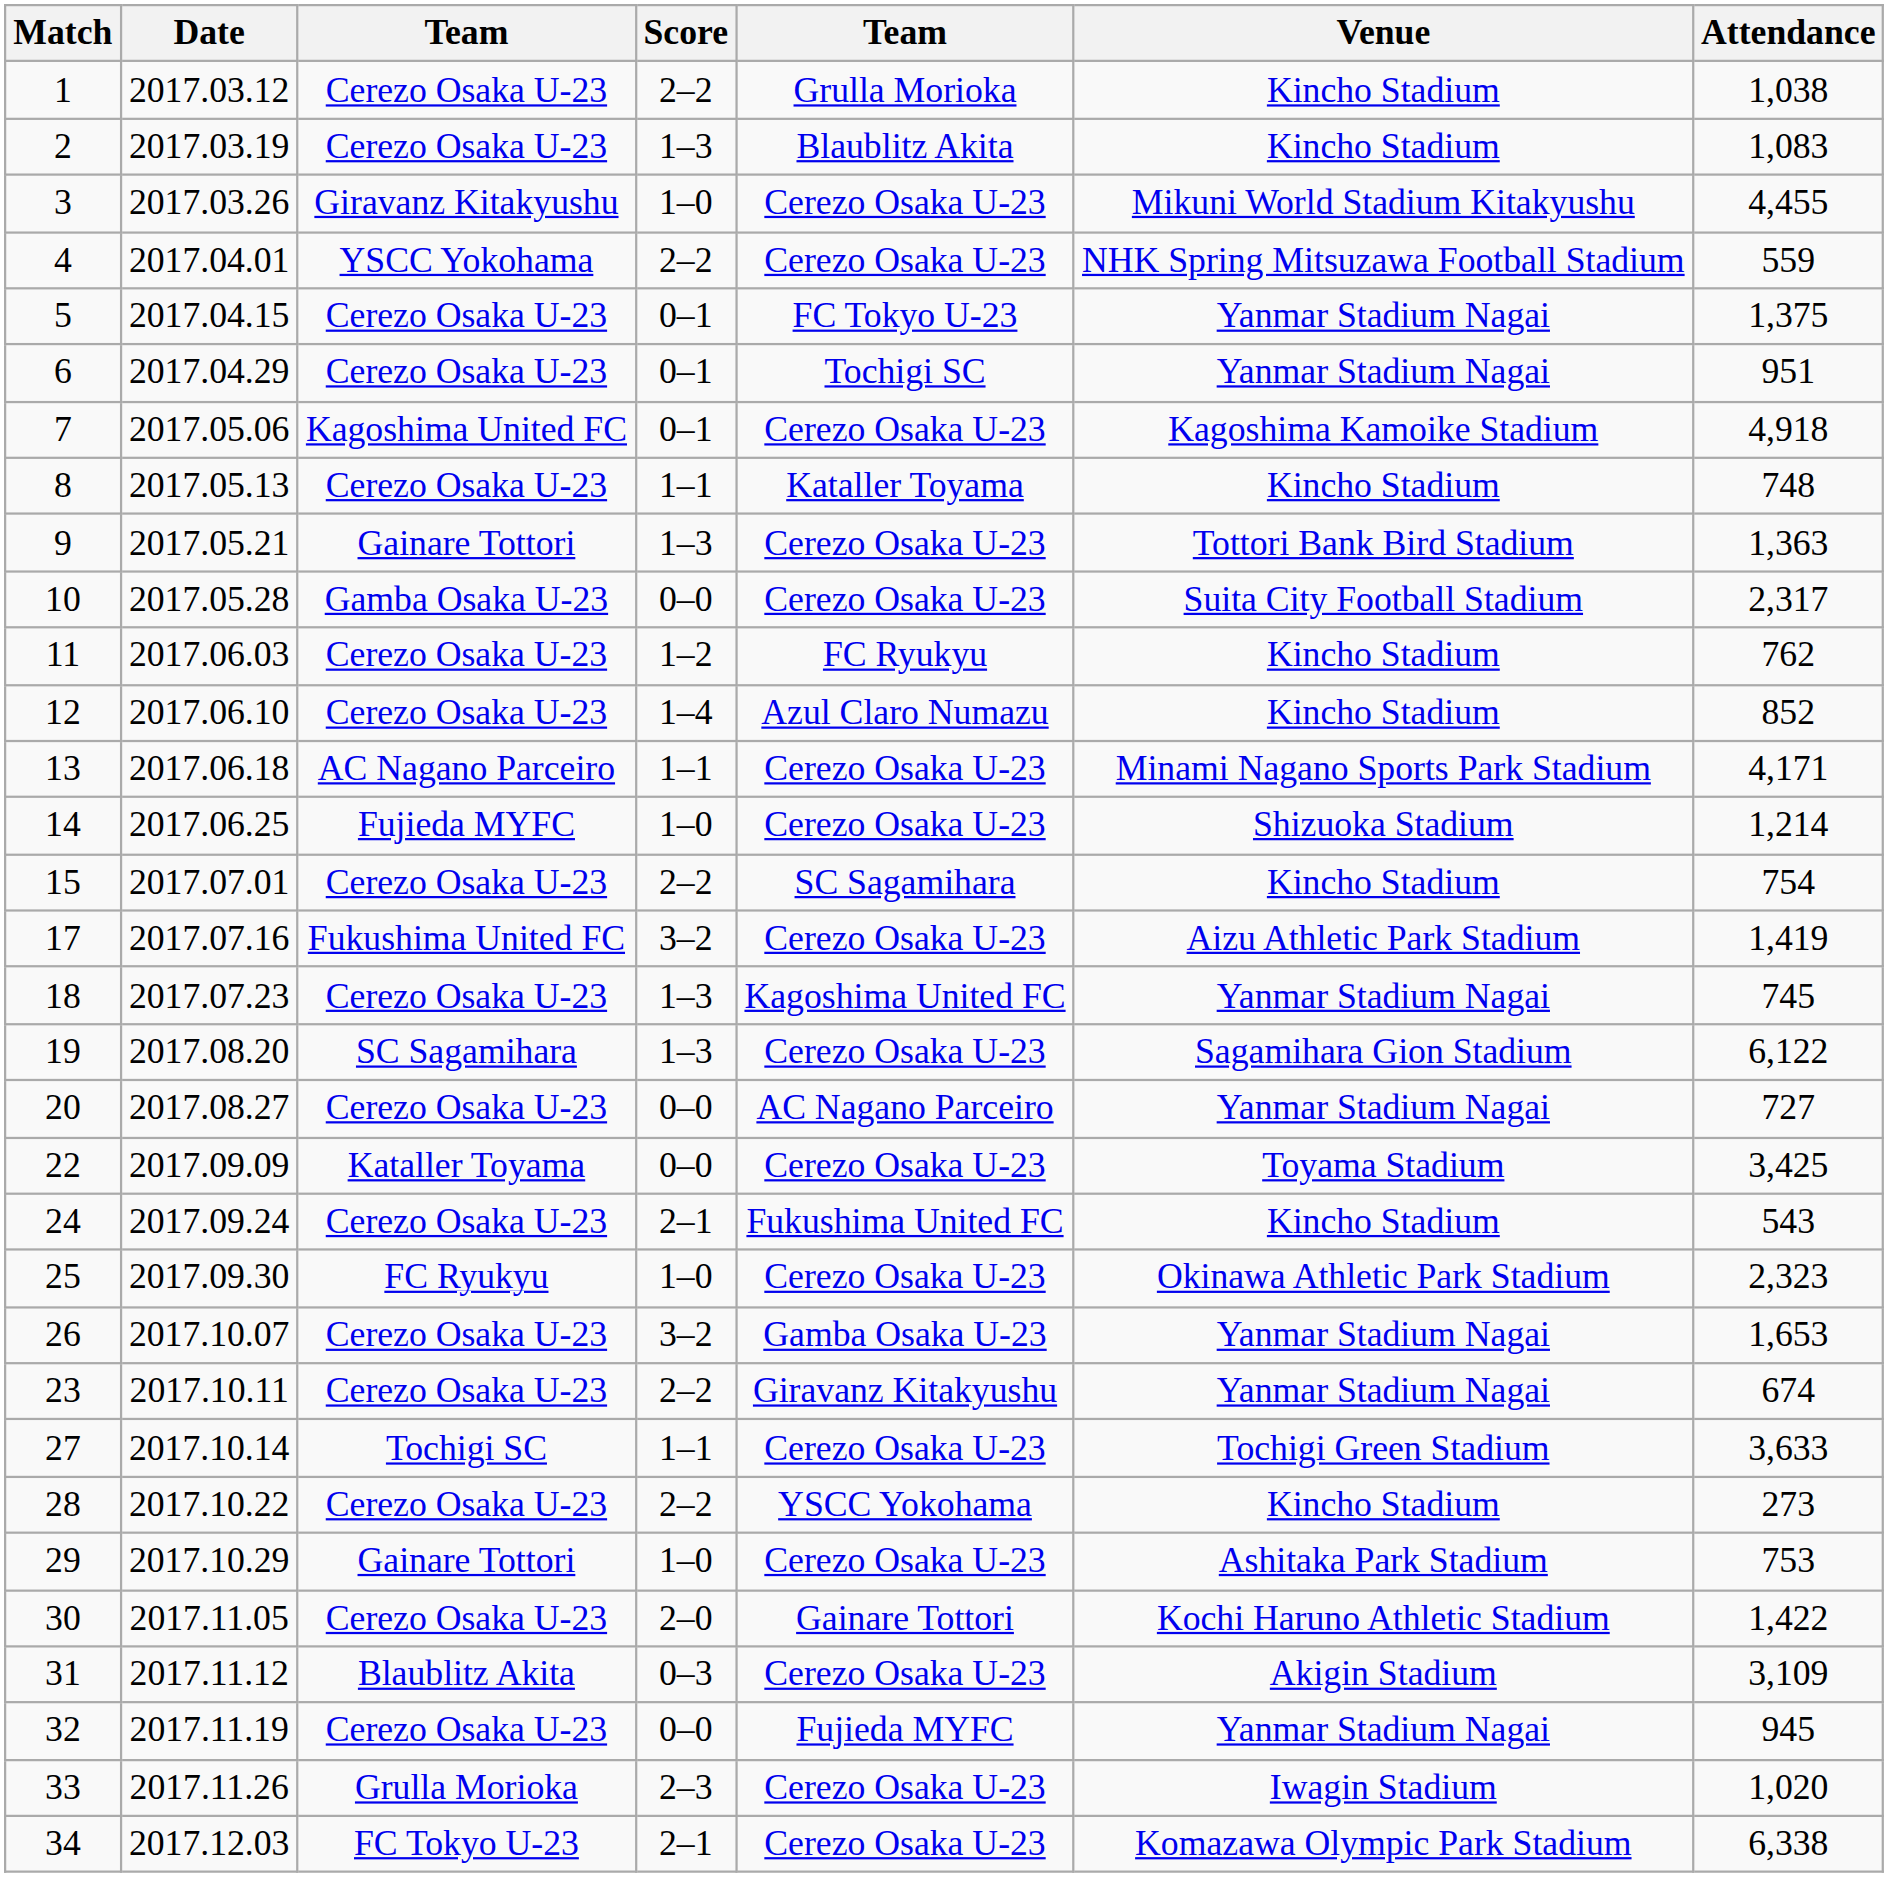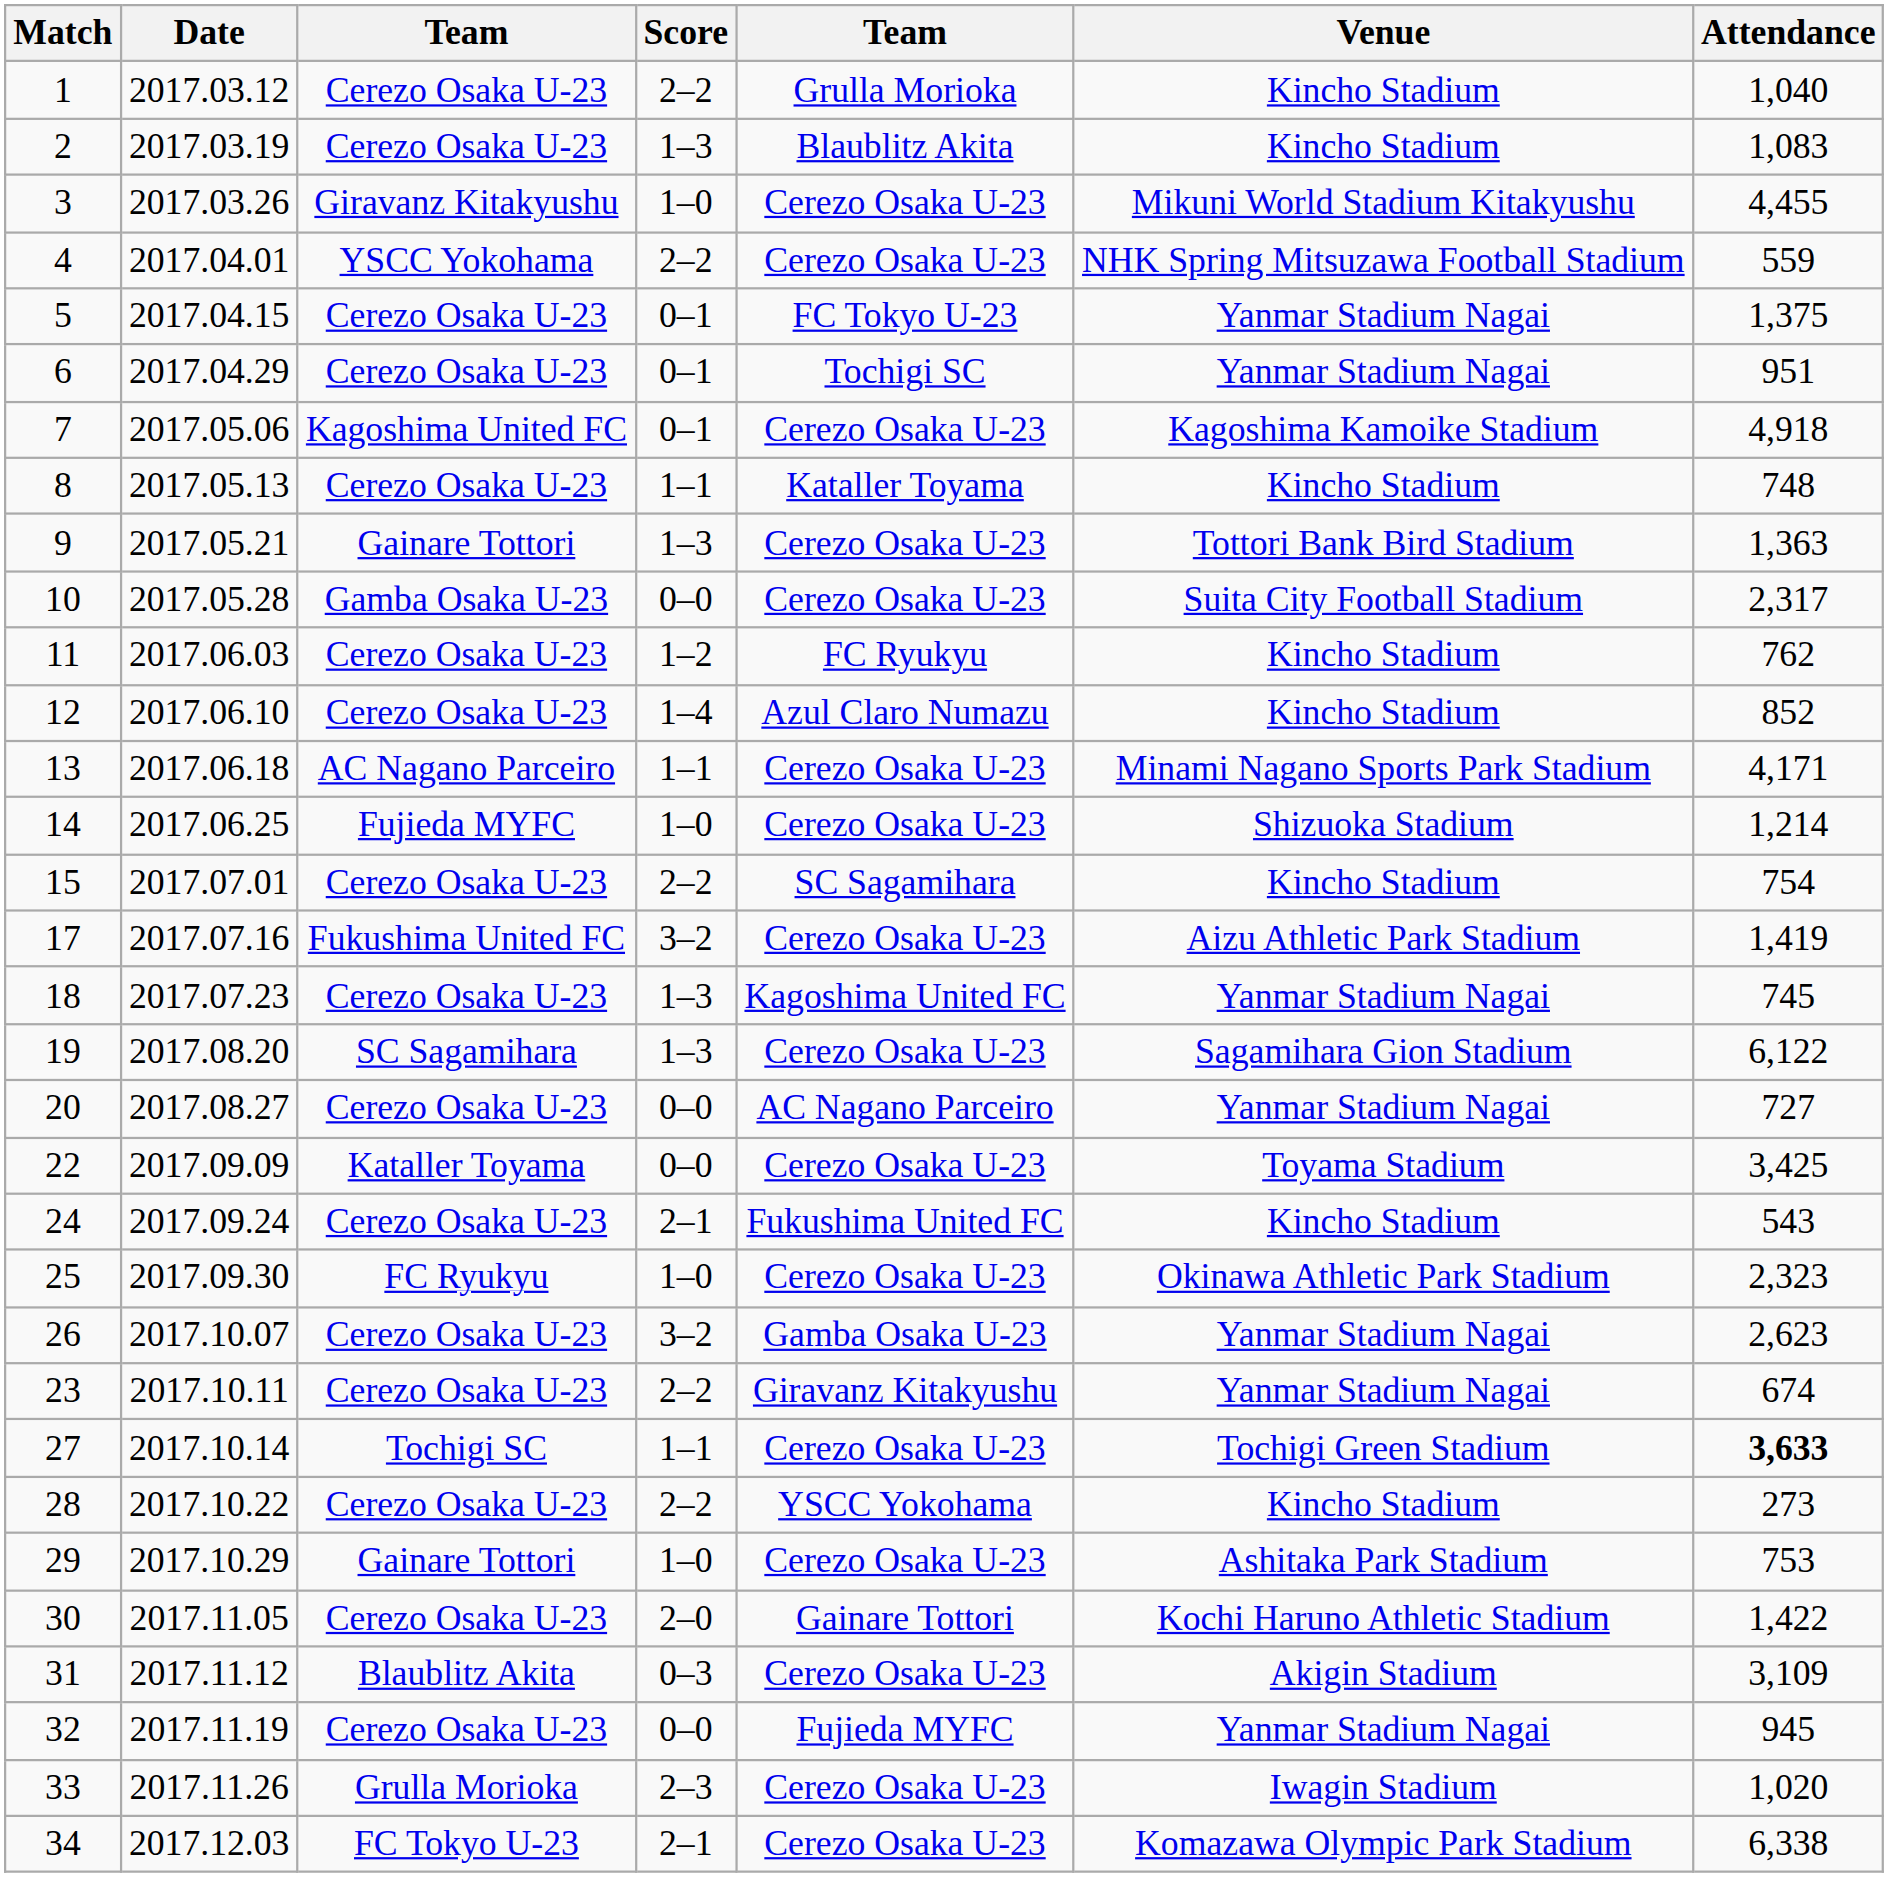(1788, 89) 1,038 -> (1788, 89) 1,040
(1788, 1334) 1,653 -> (1788, 1334) 2,623
(1788, 1447) normal -> (1788, 1447) bold
